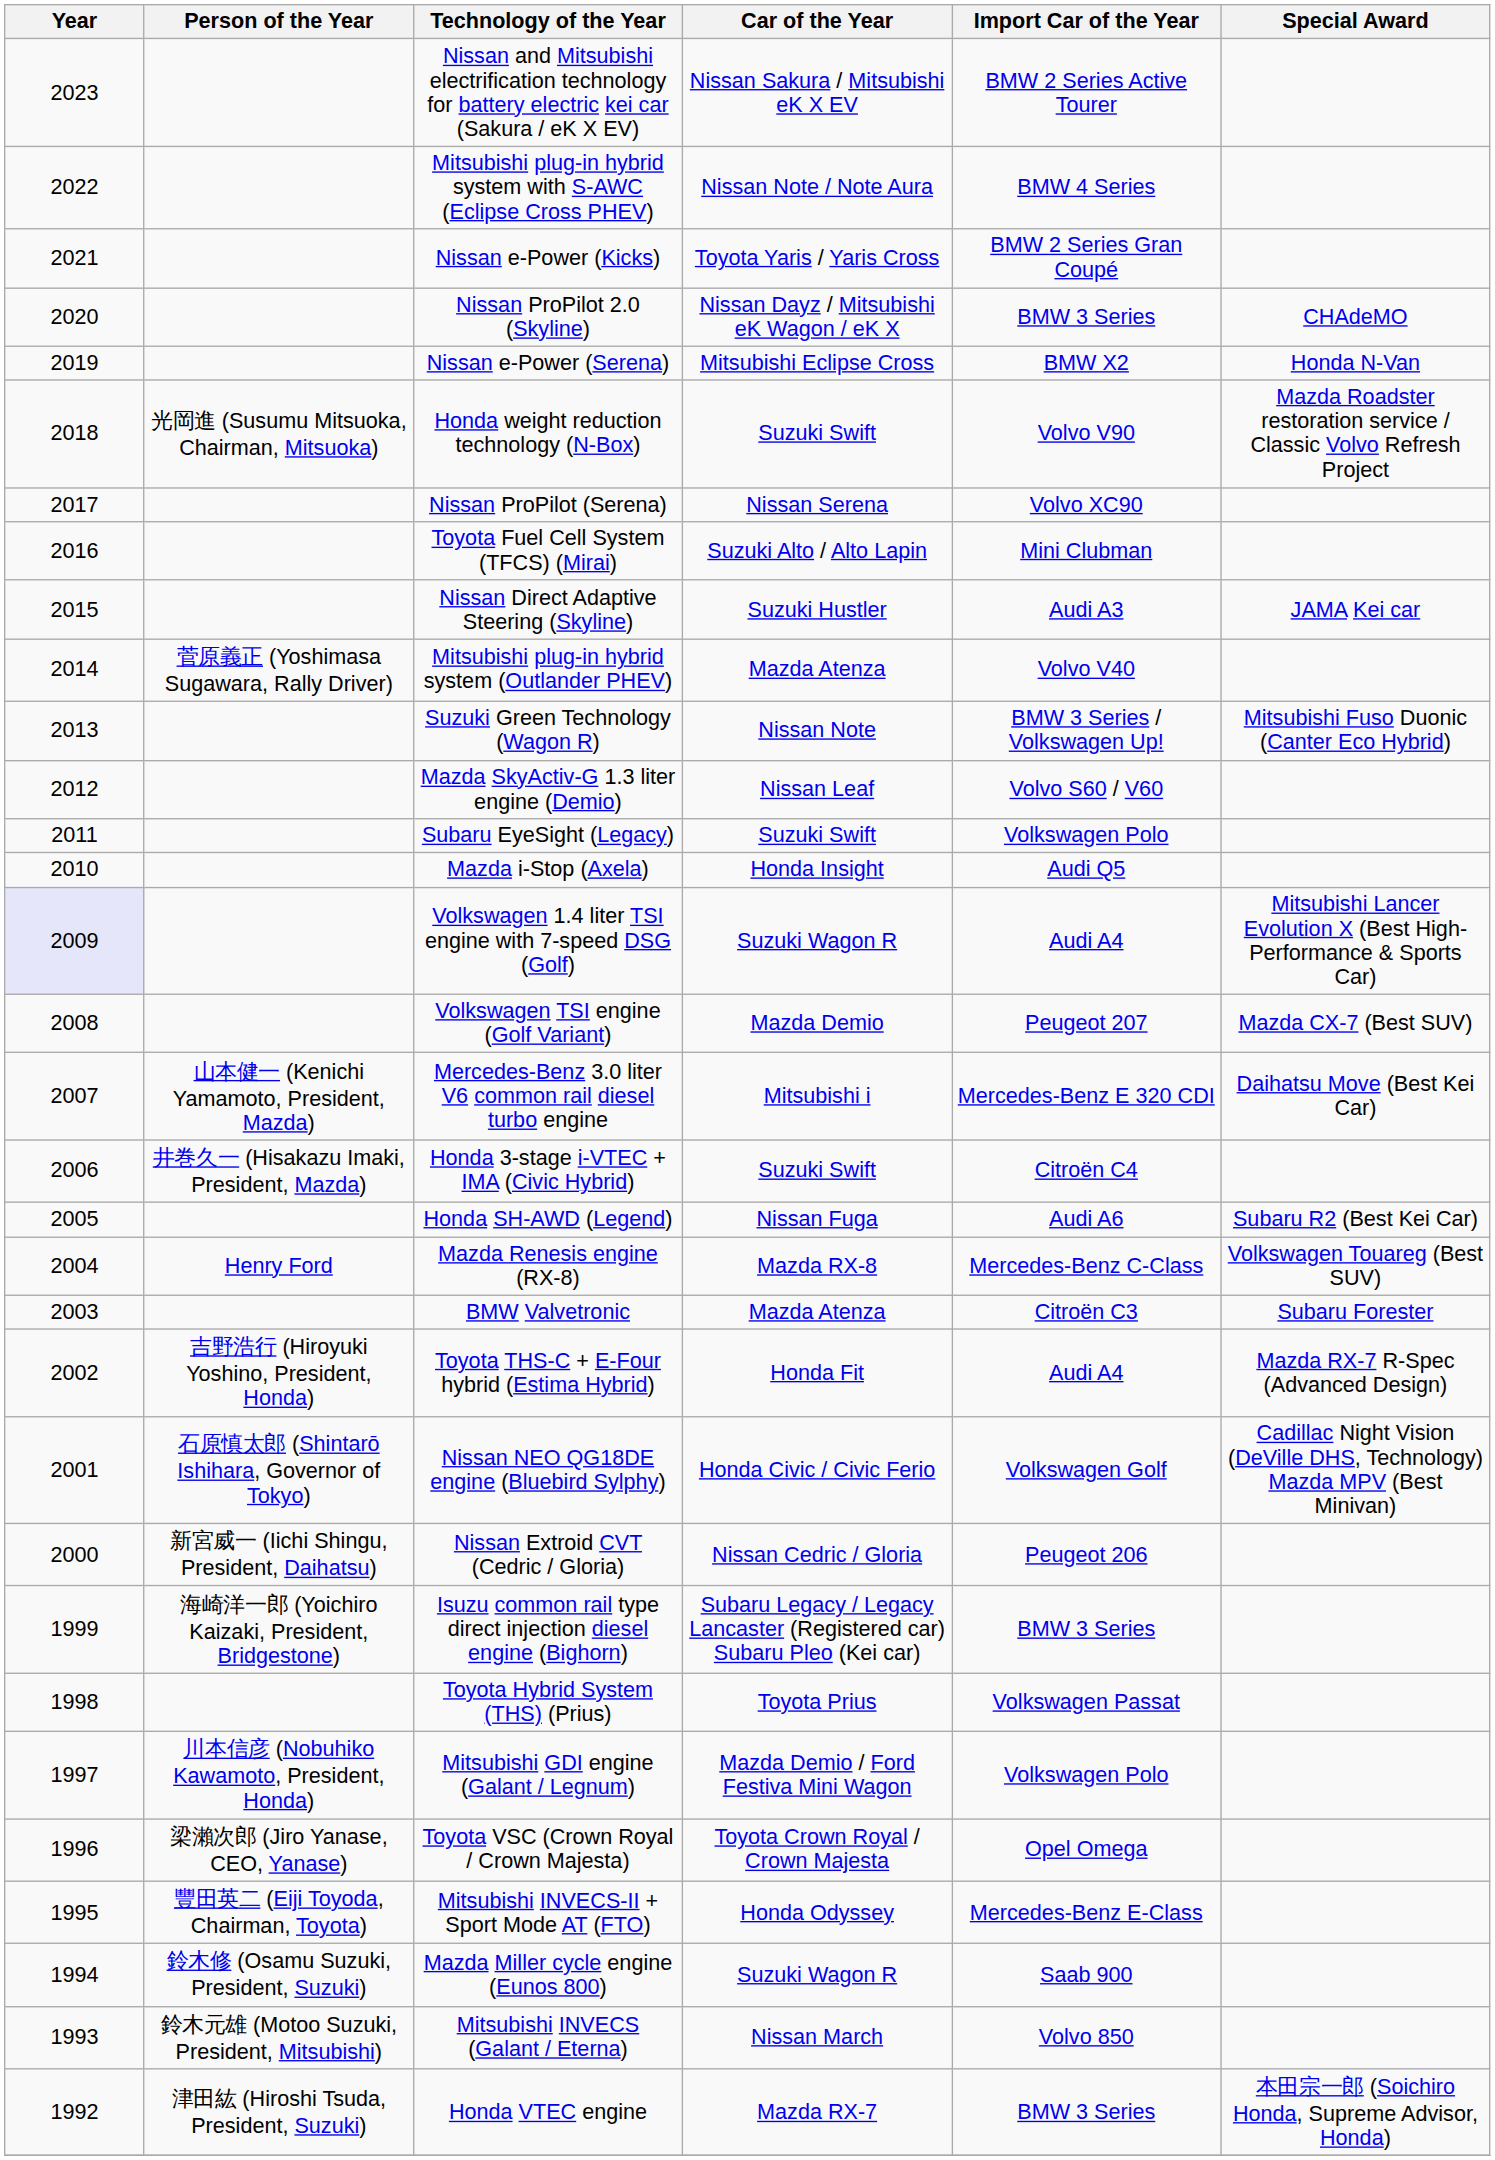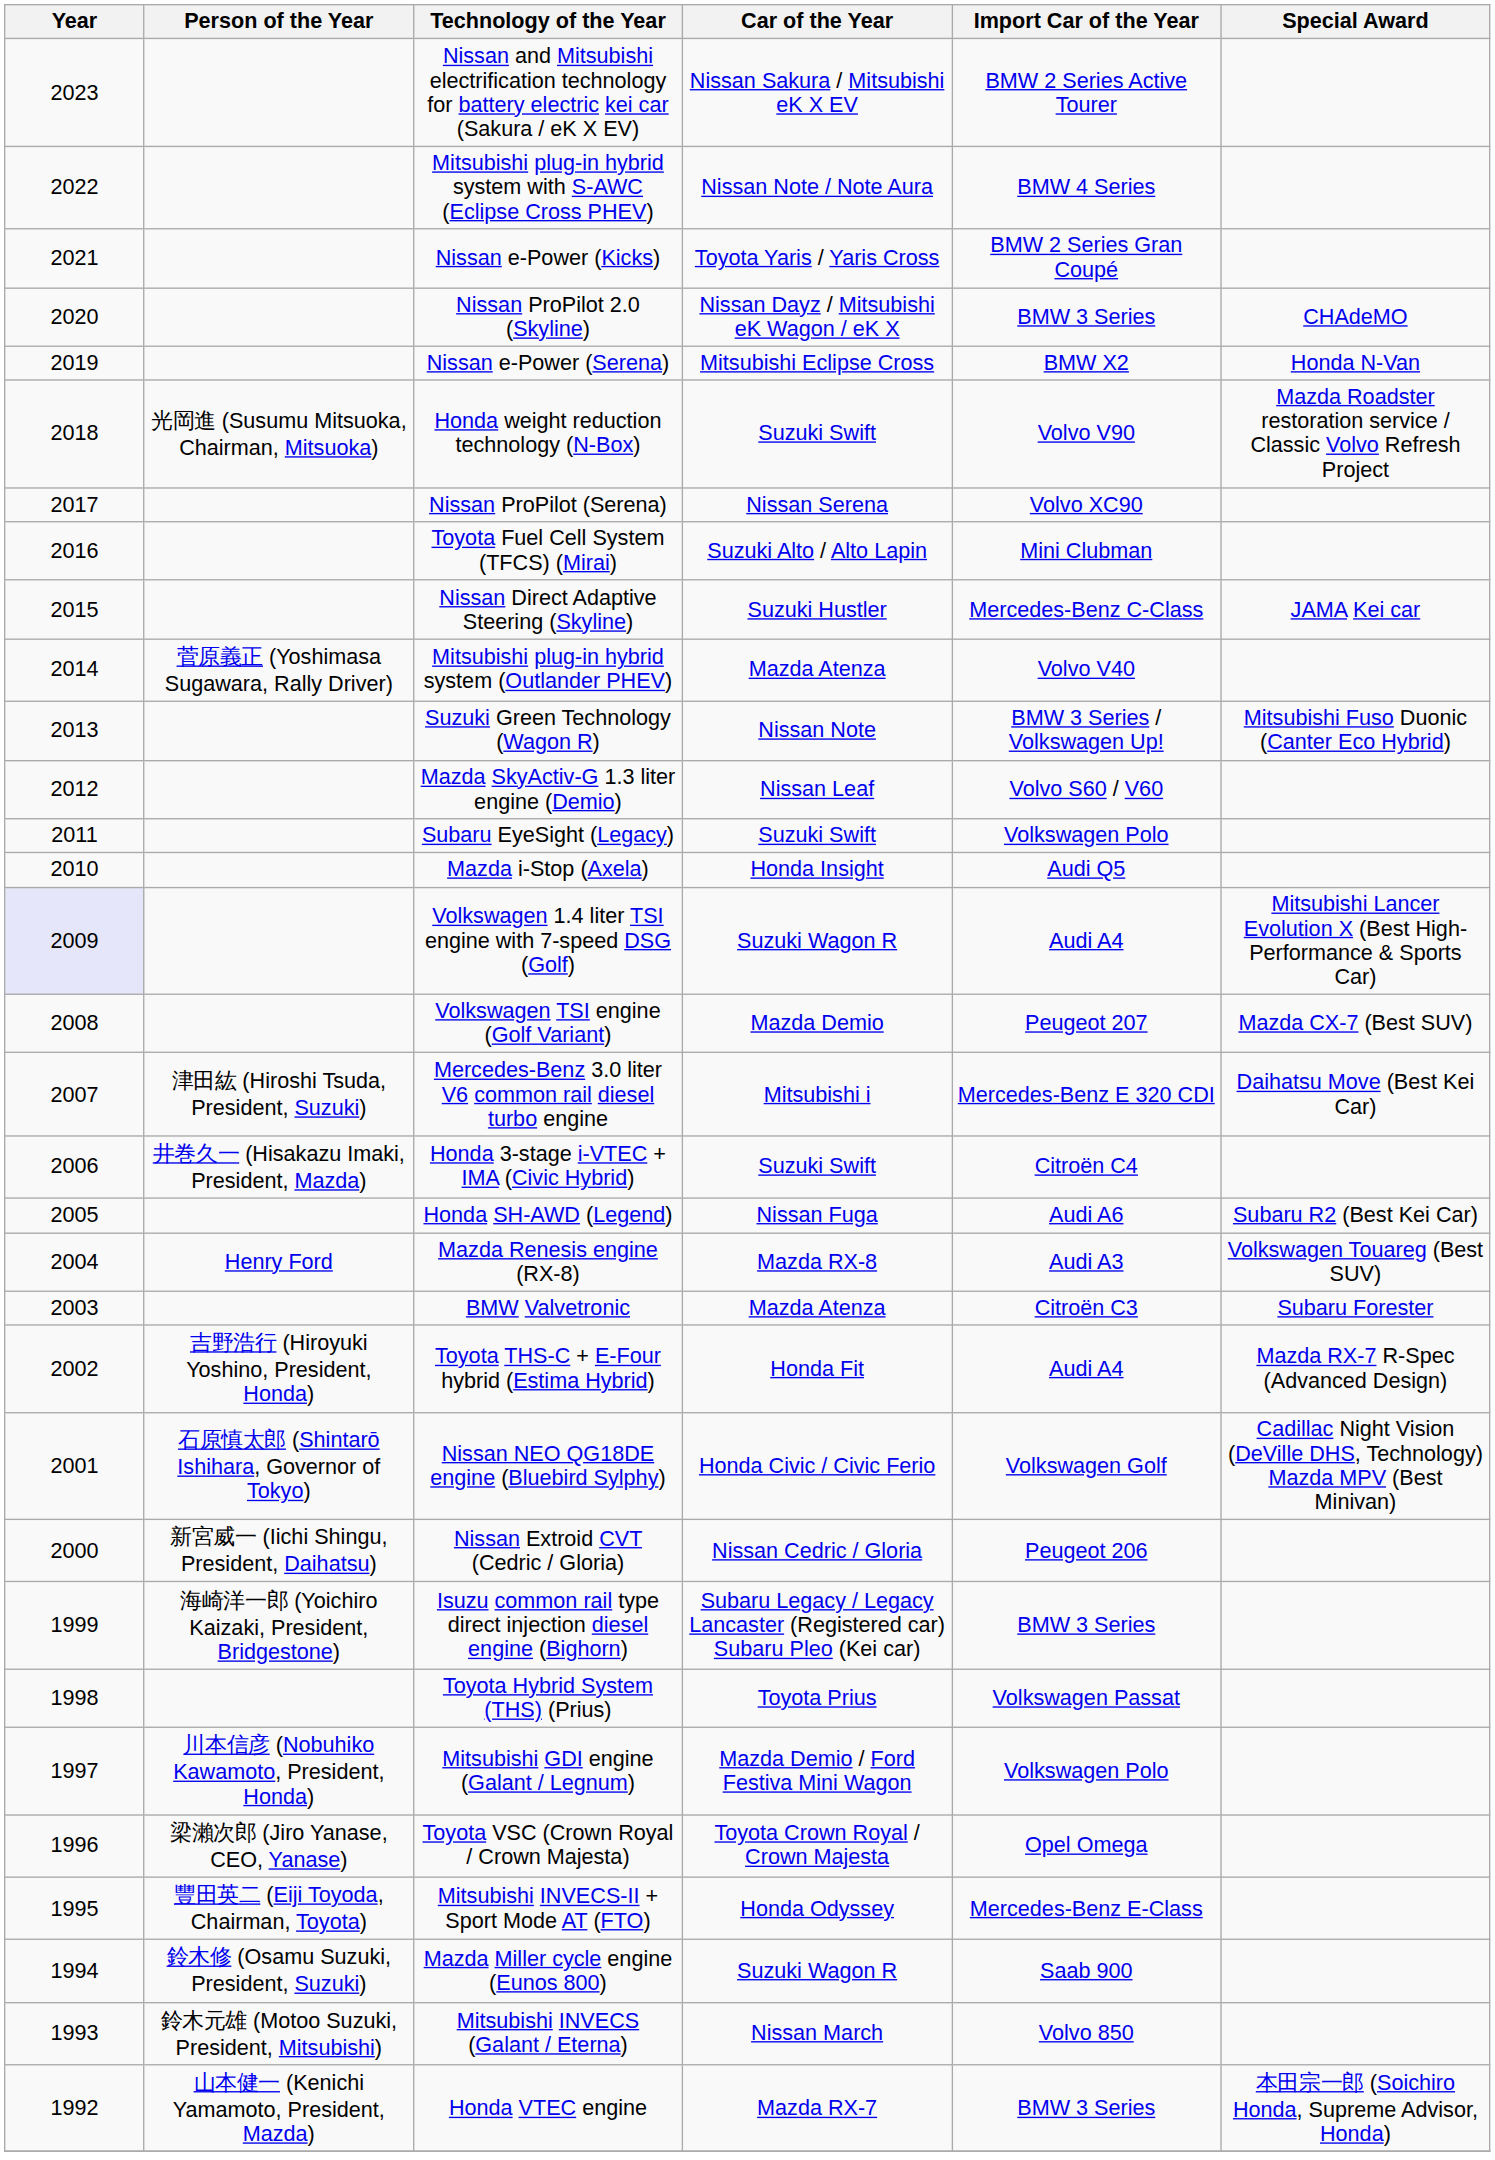(1086, 609) Audi A3 -> (1086, 609) Mercedes-Benz C-Class
(279, 1096) 山本健一 (Kenichi Yamamoto, President, Mazda) -> (279, 1094) 津田紘 (Hiroshi Tsuda, President, Suzuki)
(1086, 1265) Mercedes-Benz C-Class -> (1086, 1261) Audi A3
(279, 2112) 津田紘 (Hiroshi Tsuda, President, Suzuki) -> (279, 2108) 山本健一 (Kenichi Yamamoto, President, Mazda)
